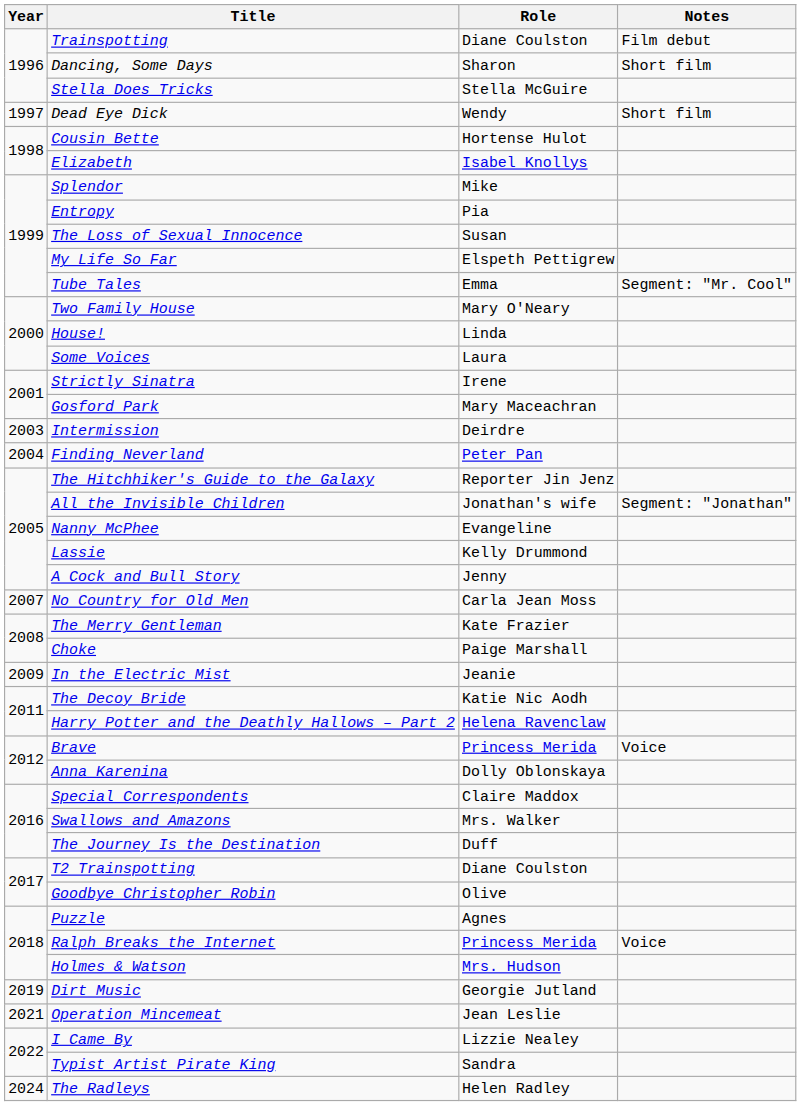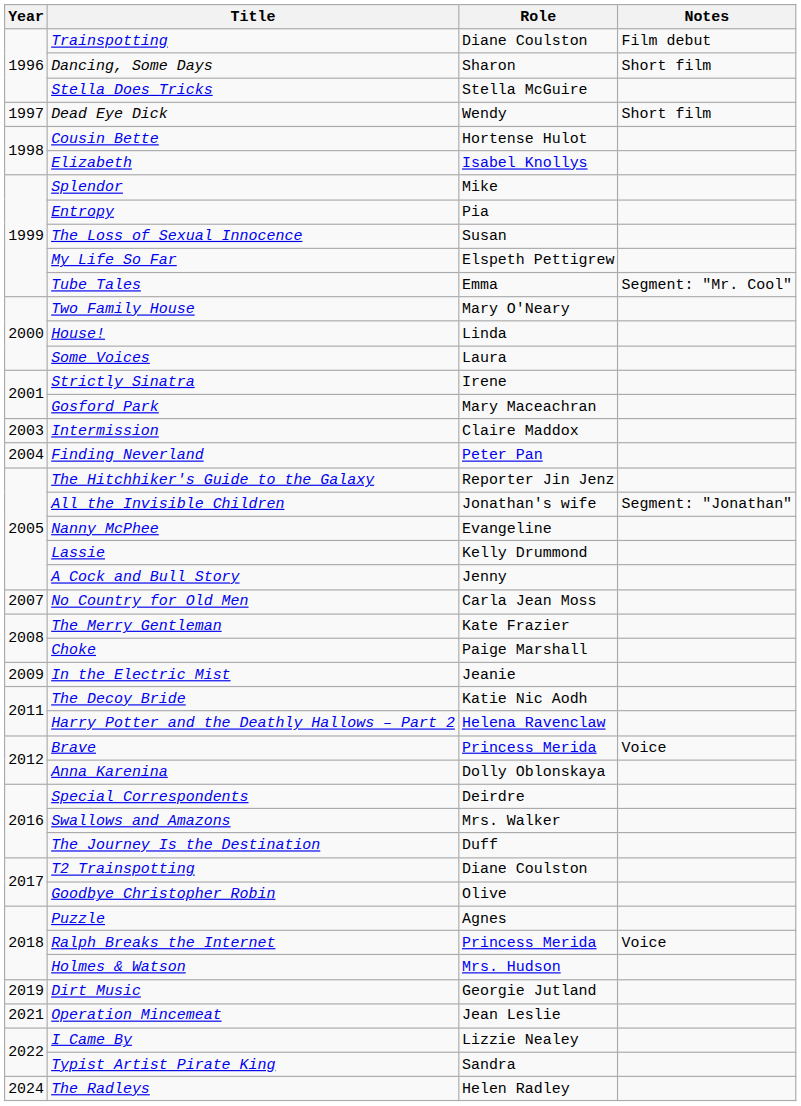(493, 431) Deirdre -> (520, 431) Claire Maddox
(520, 796) Claire Maddox -> (493, 796) Deirdre
